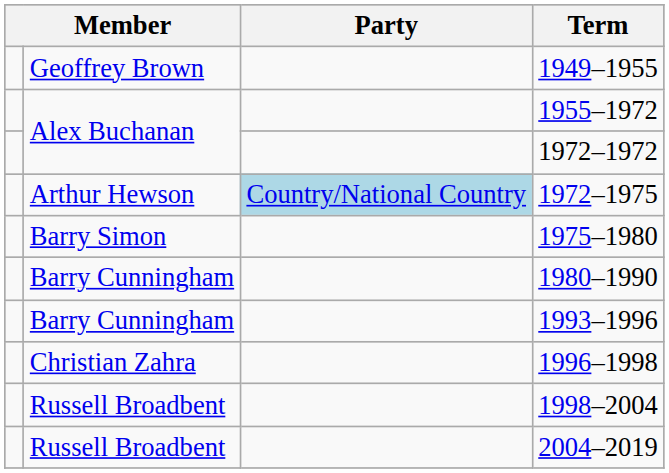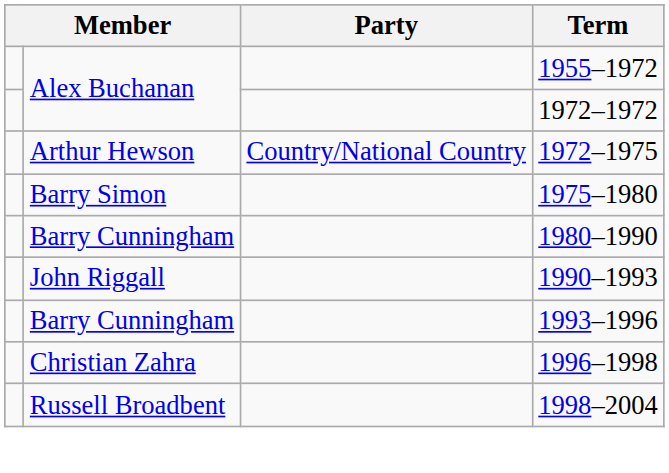- row: (598, 67)
(386, 194) lightblue background -> (386, 151) no background
+ row: (598, 278)
- row: (598, 446)
